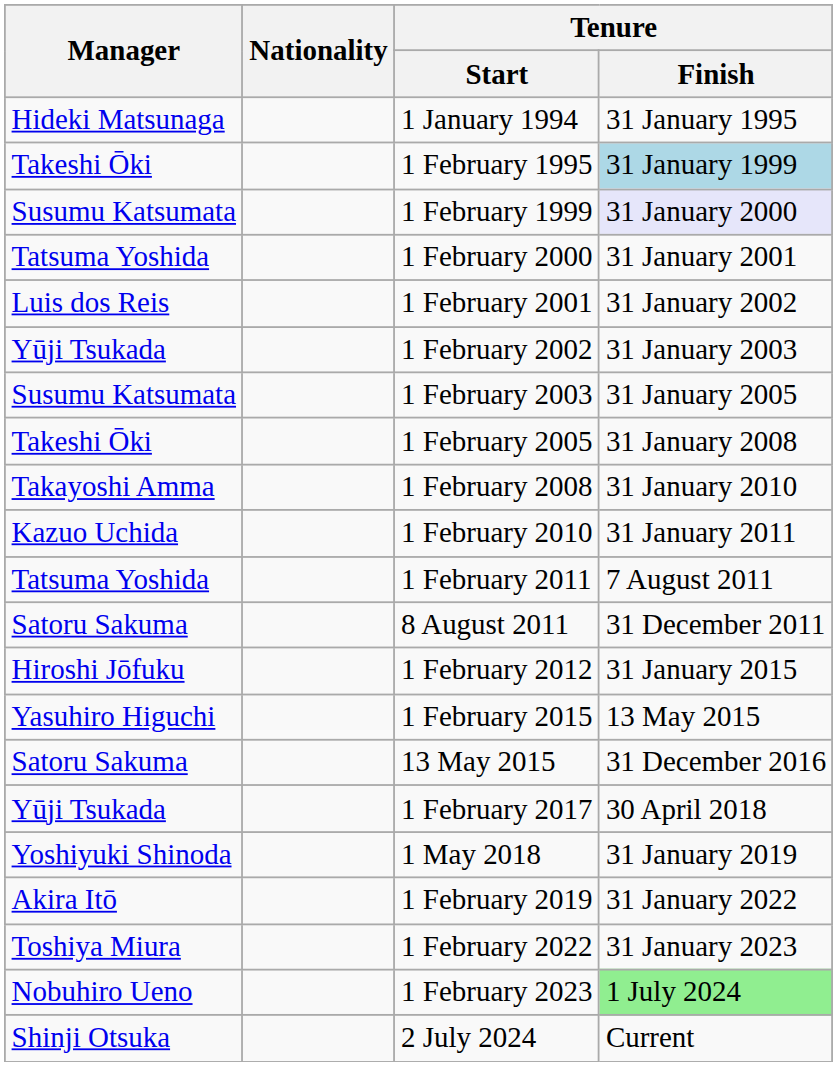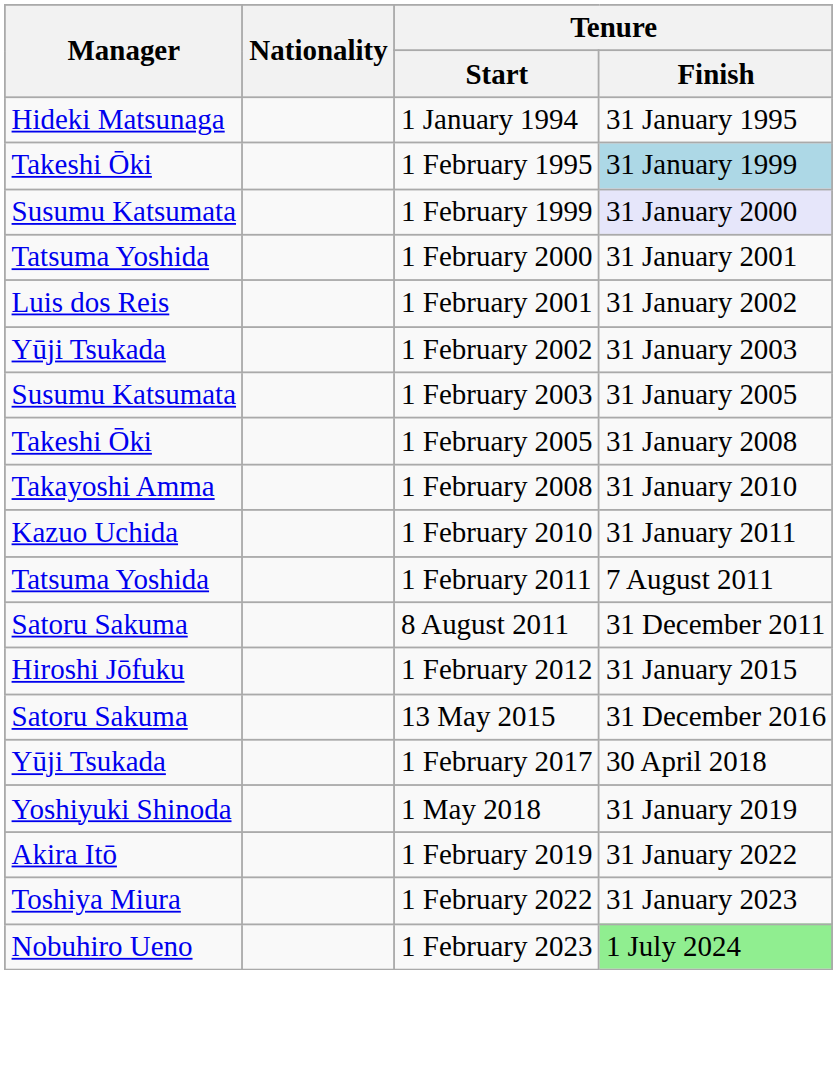- row: (497, 716)
- row: (469, 1037)
